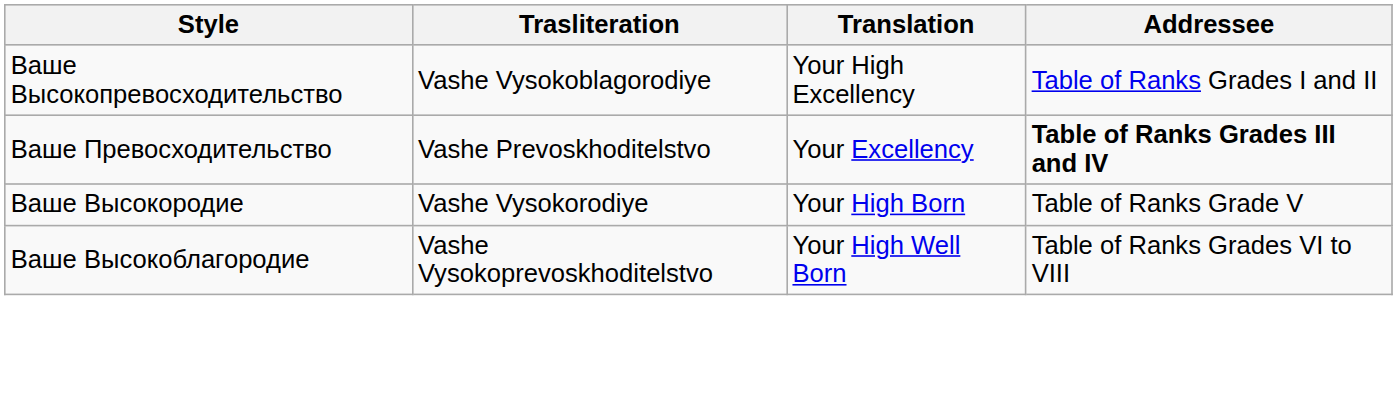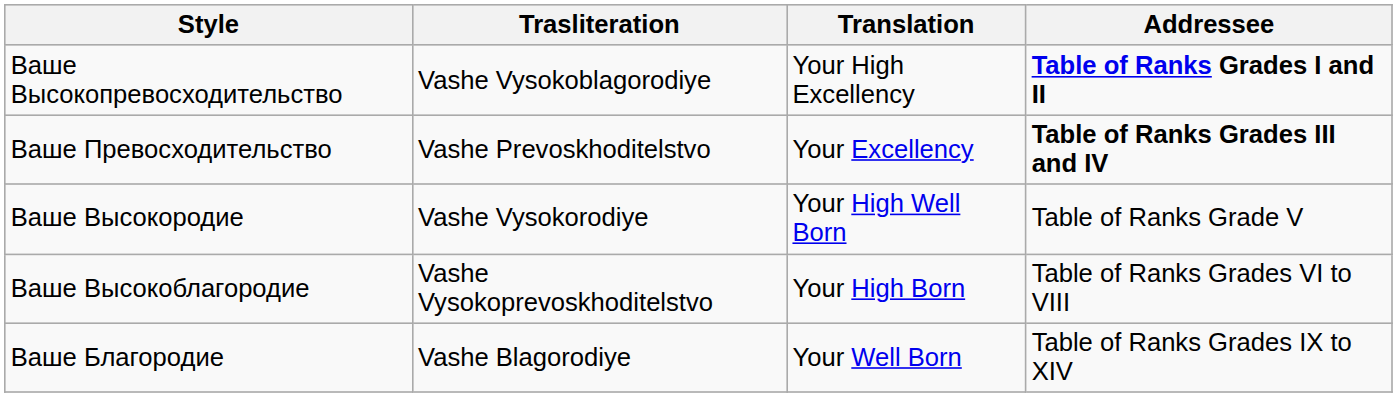(1205, 79) normal -> (1203, 79) bold
(879, 204) Your High Born -> (876, 218) Your High Well Born
(876, 259) Your High Well Born -> (879, 288) Your High Born
+ row: (117, 357)
